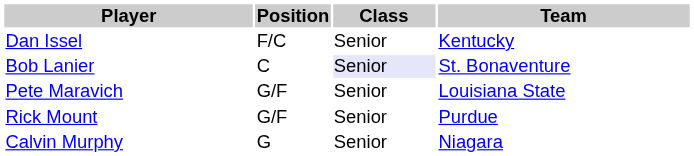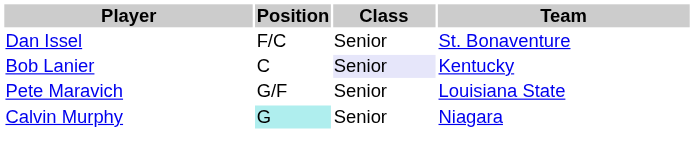(476, 41) Kentucky -> (504, 41) St. Bonaventure
(504, 66) St. Bonaventure -> (476, 66) Kentucky
- row: (51, 116)
(264, 142) no background -> (264, 116) paleturquoise background
